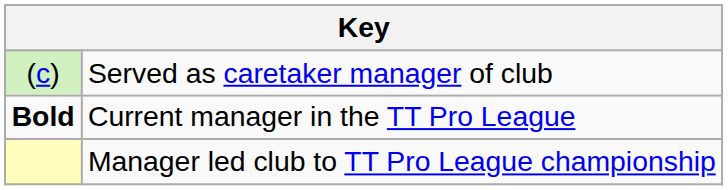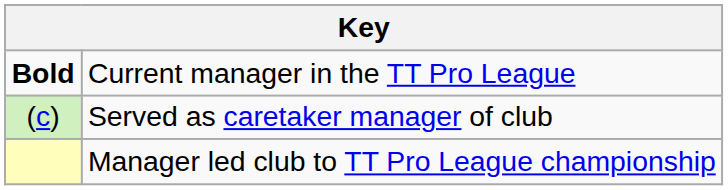rows swapped: (332, 117) <-> (320, 73)
